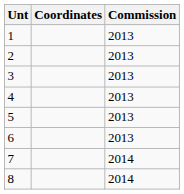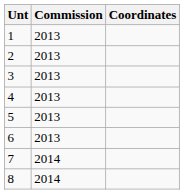columns swapped: (142, 14) <-> (68, 14)
